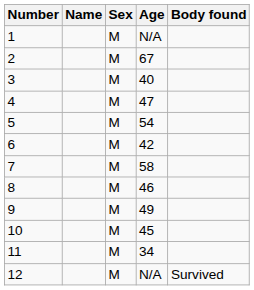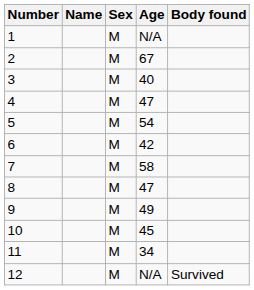(147, 187) 46 -> (147, 187) 47
